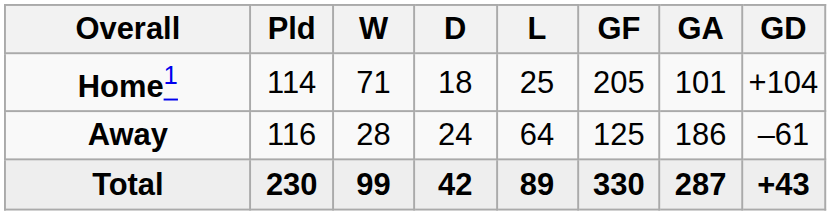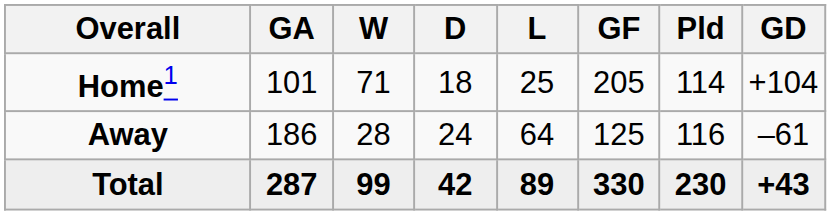columns swapped: (292, 28) <-> (701, 28)
